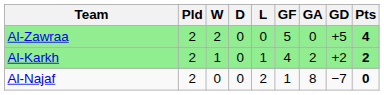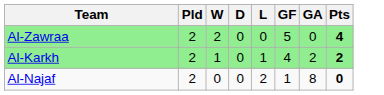- column: (339, 15)
